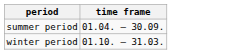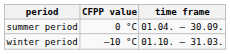+ column: (109, 12)
